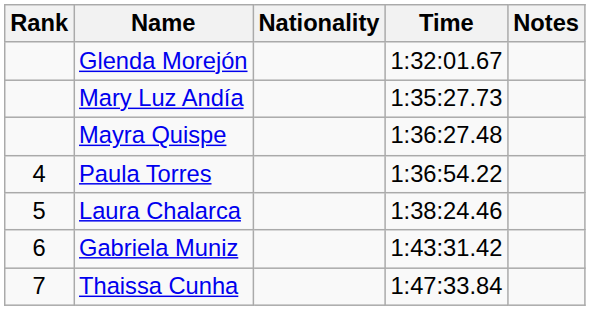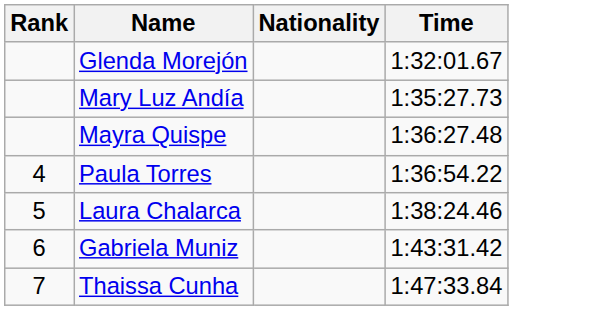- column: (546, 23)
